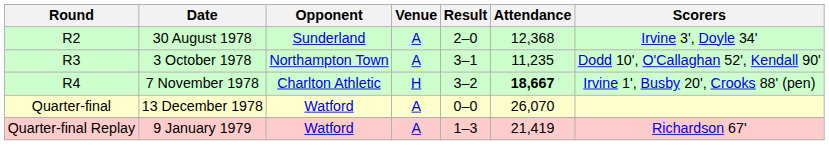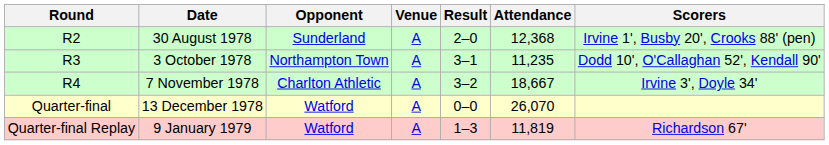(699, 38) Irvine 3', Doyle 34' -> (699, 38) Irvine 1', Busby 20', Crooks 88' (pen)
(416, 83) H -> (416, 83) A
(533, 83) bold -> (533, 83) normal
(699, 83) Irvine 1', Busby 20', Crooks 88' (pen) -> (699, 83) Irvine 3', Doyle 34'
(533, 128) 21,419 -> (533, 128) 11,819
